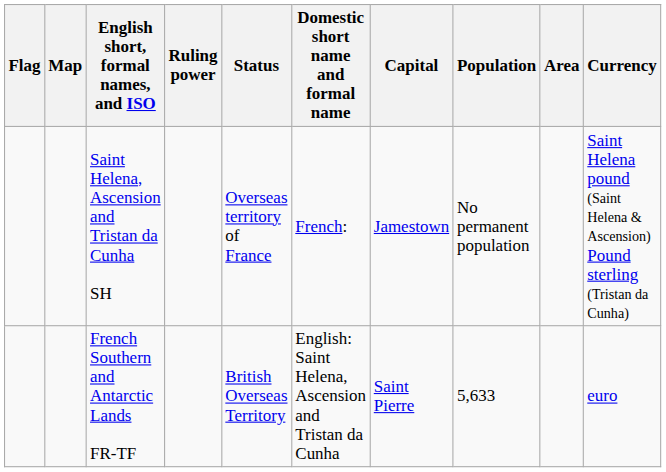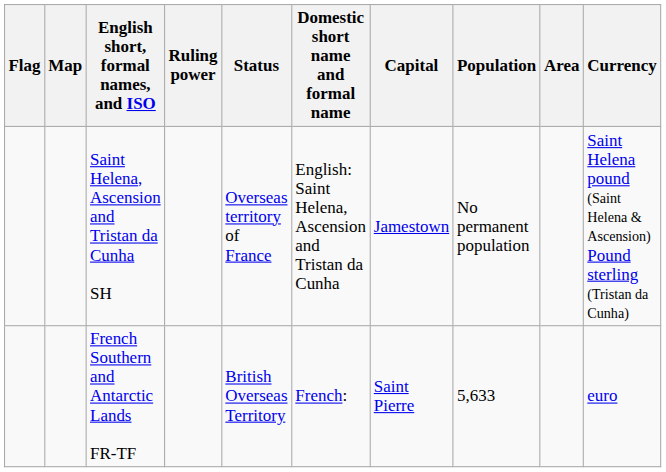(321, 226) French: -> (331, 226) English: Saint Helena, Ascension and Tristan da Cunha
(331, 396) English: Saint Helena, Ascension and Tristan da Cunha -> (321, 396) French:
